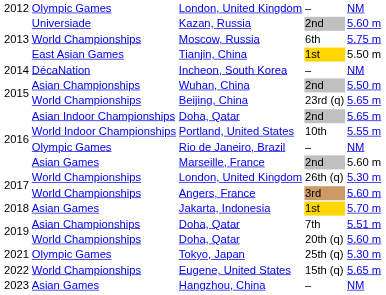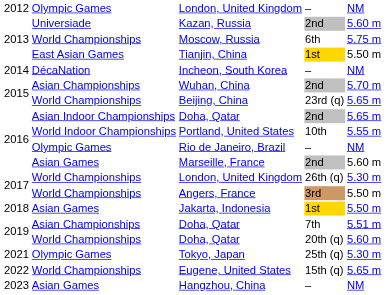(364, 85) 5.50 m -> (364, 85) 5.70 m
(364, 193) 5.60 m -> (364, 193) 5.50 m
(364, 208) 5.70 m -> (364, 208) 5.50 m
